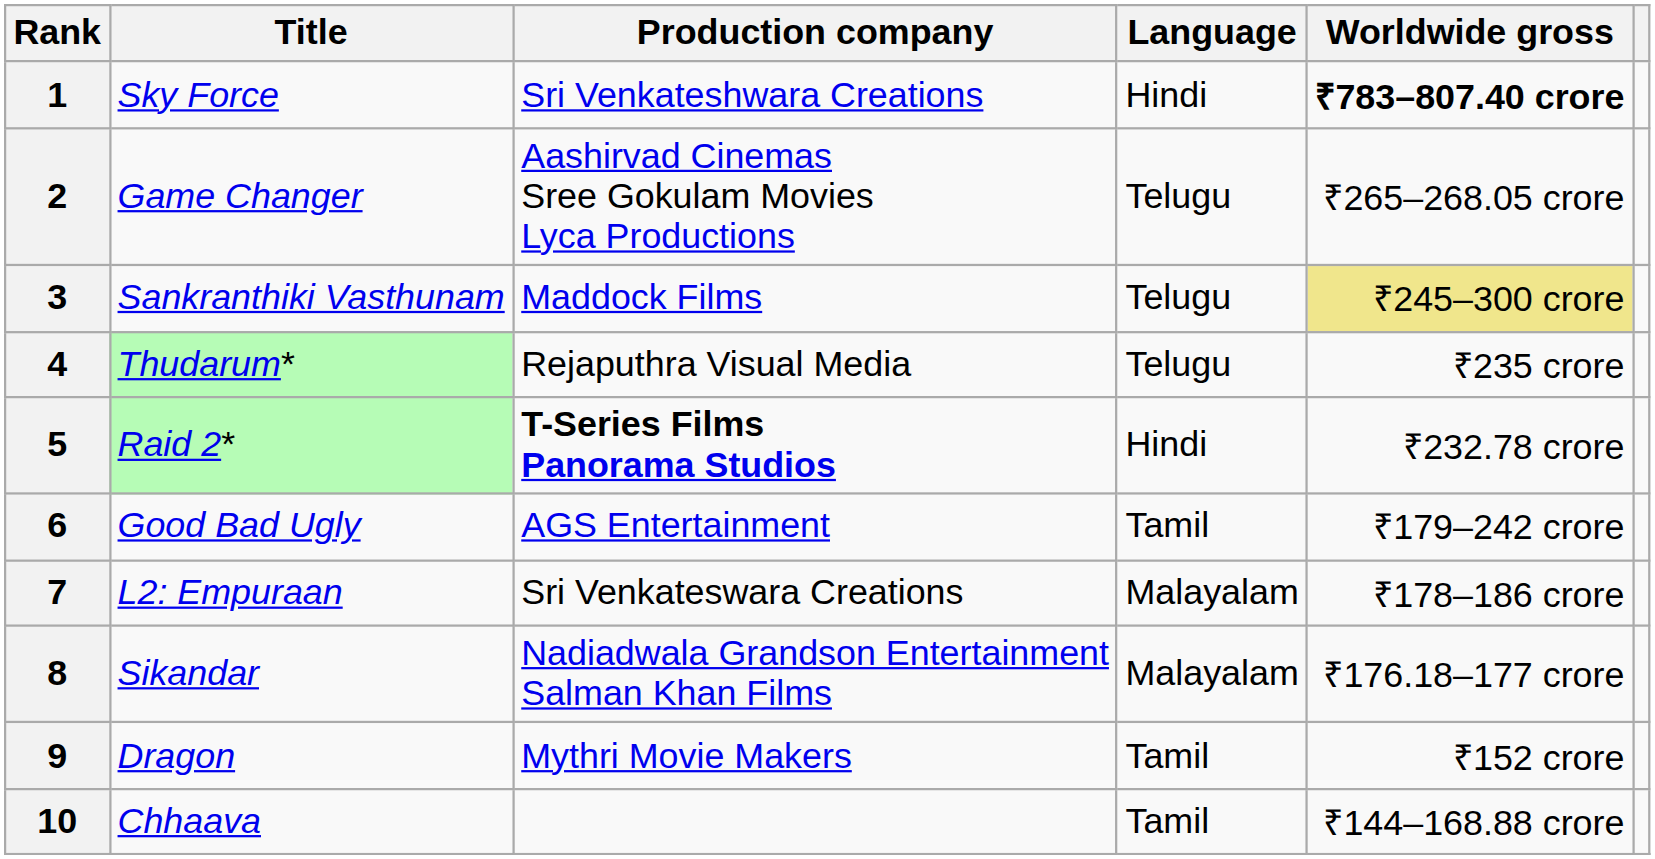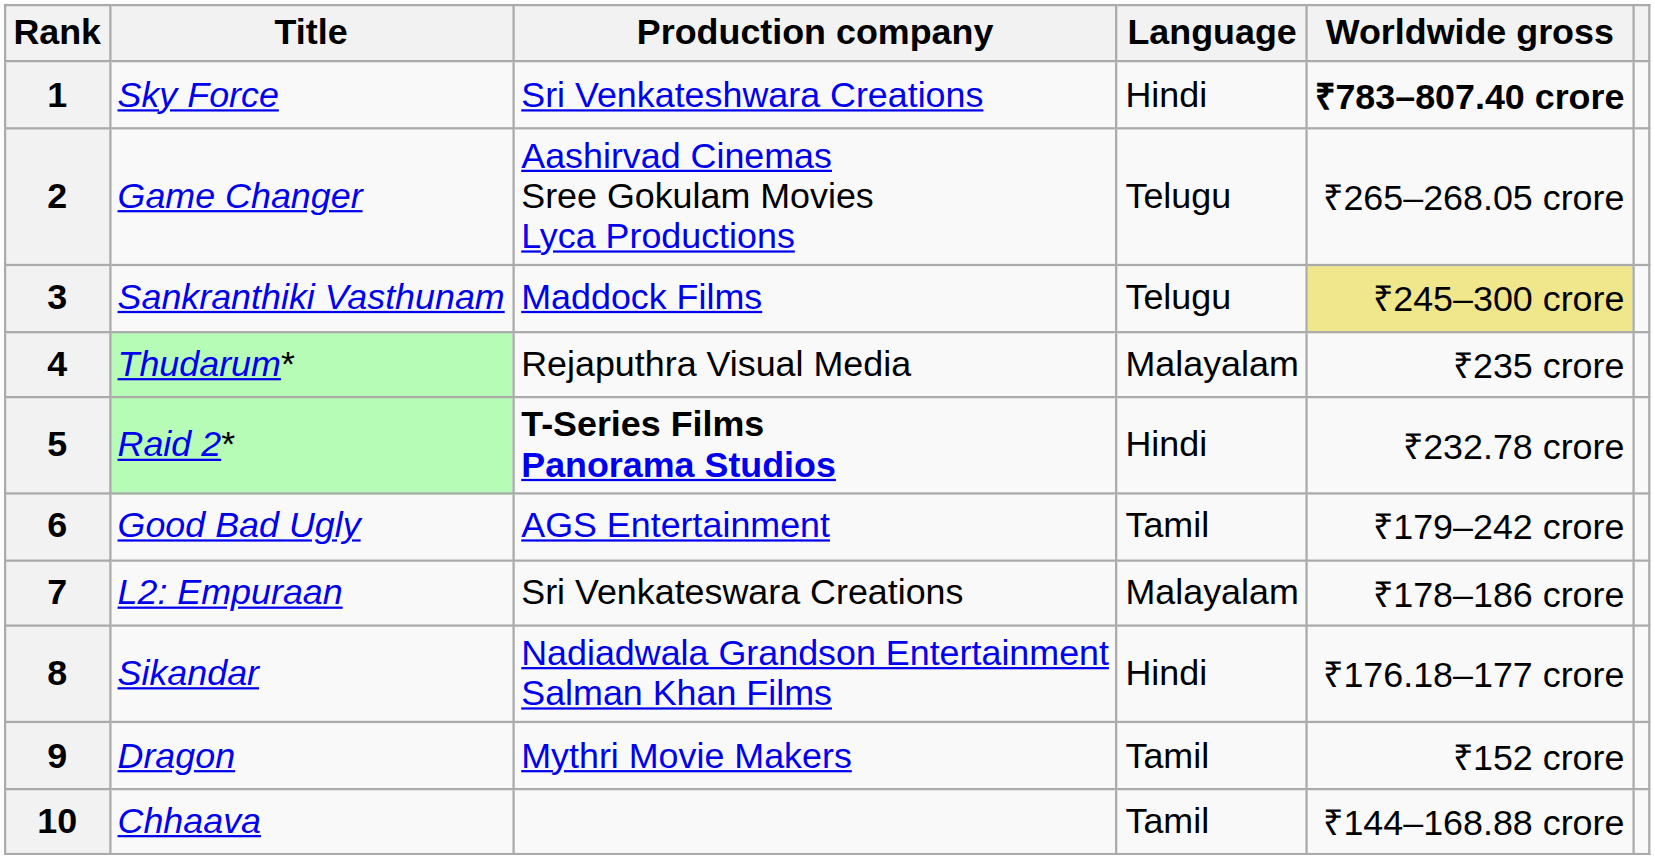(1178, 363) Telugu -> (1212, 363) Malayalam
(1212, 673) Malayalam -> (1166, 673) Hindi
